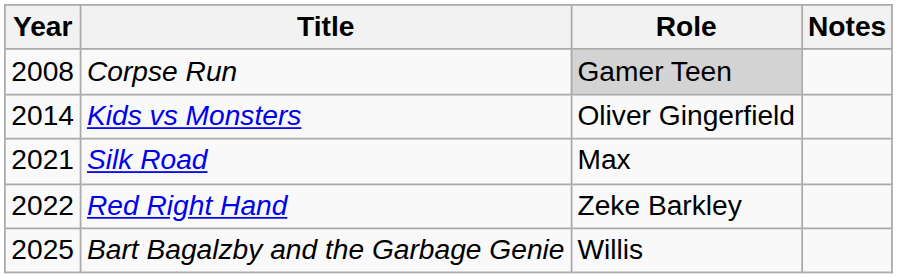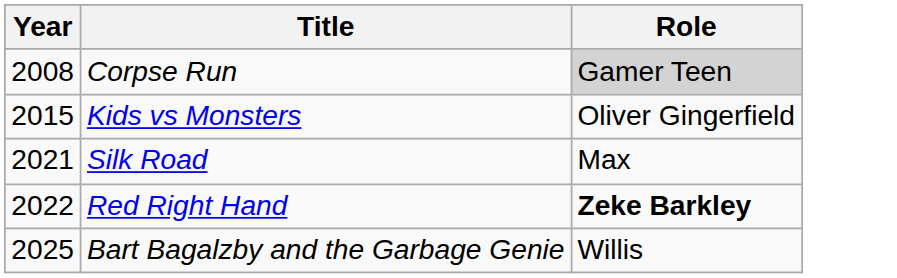- column: (847, 26)
(43, 116) 2014 -> (43, 116) 2015
(660, 205) normal -> (664, 205) bold
